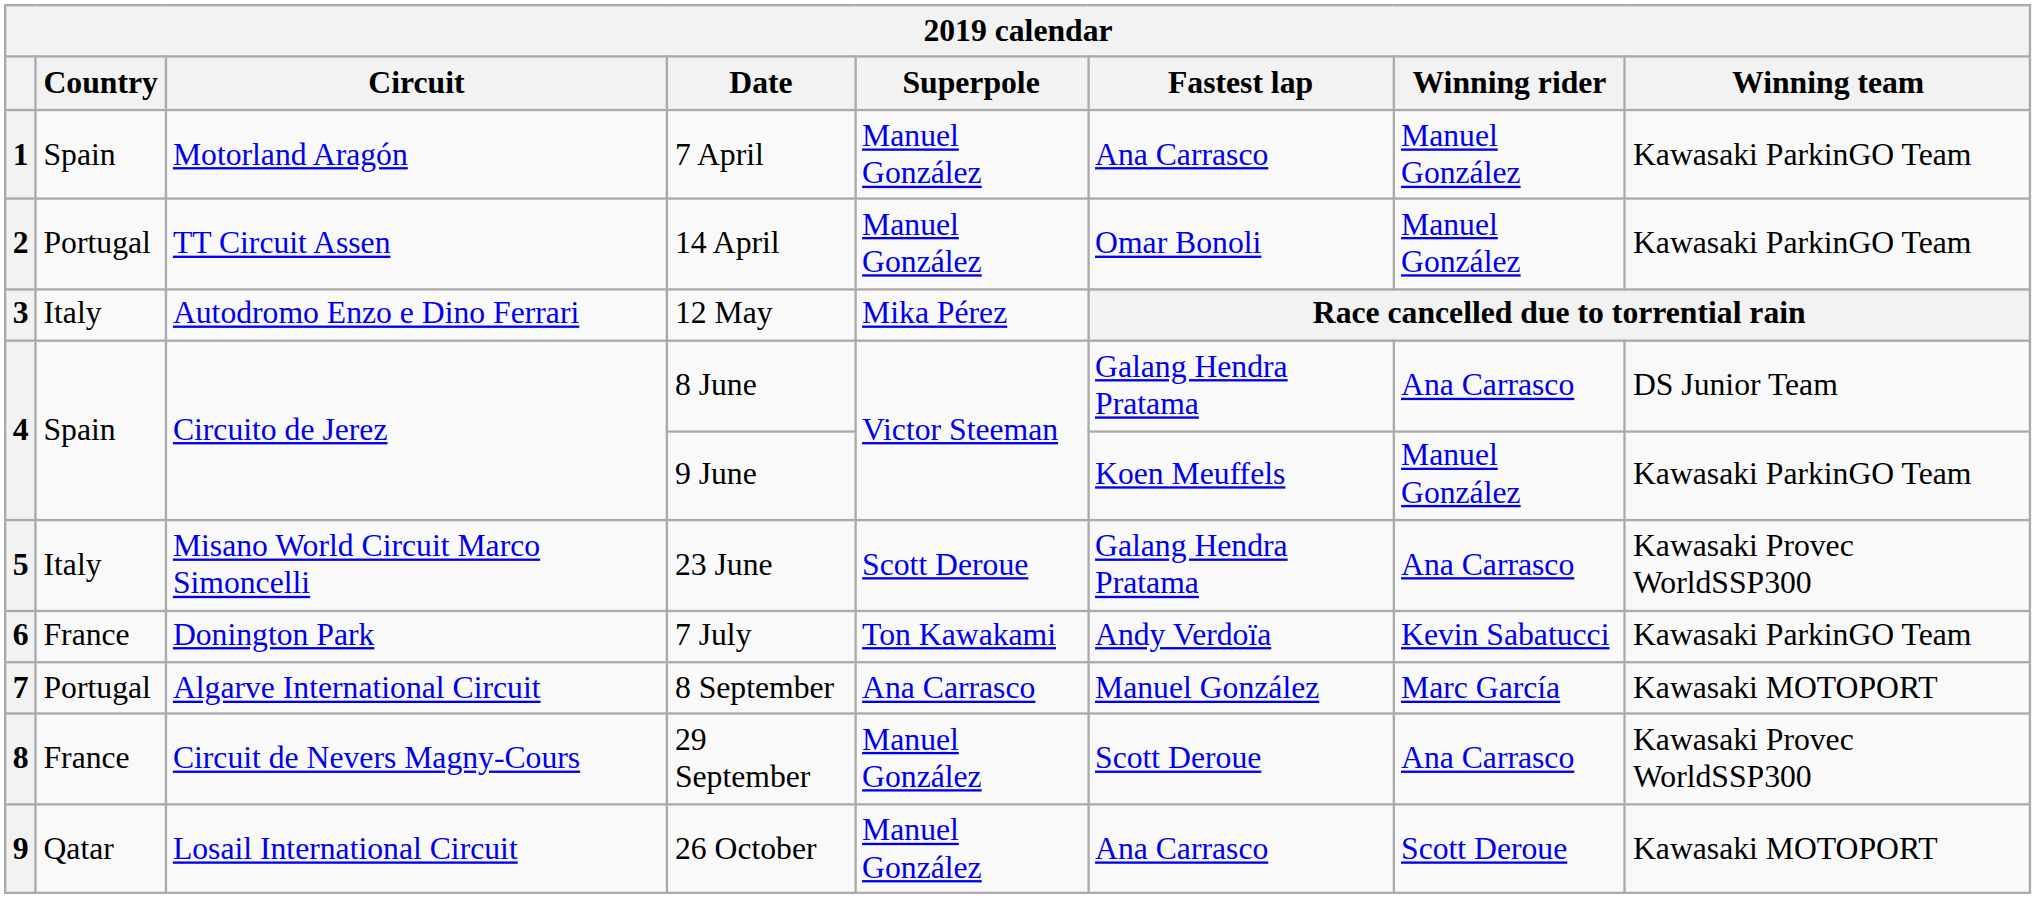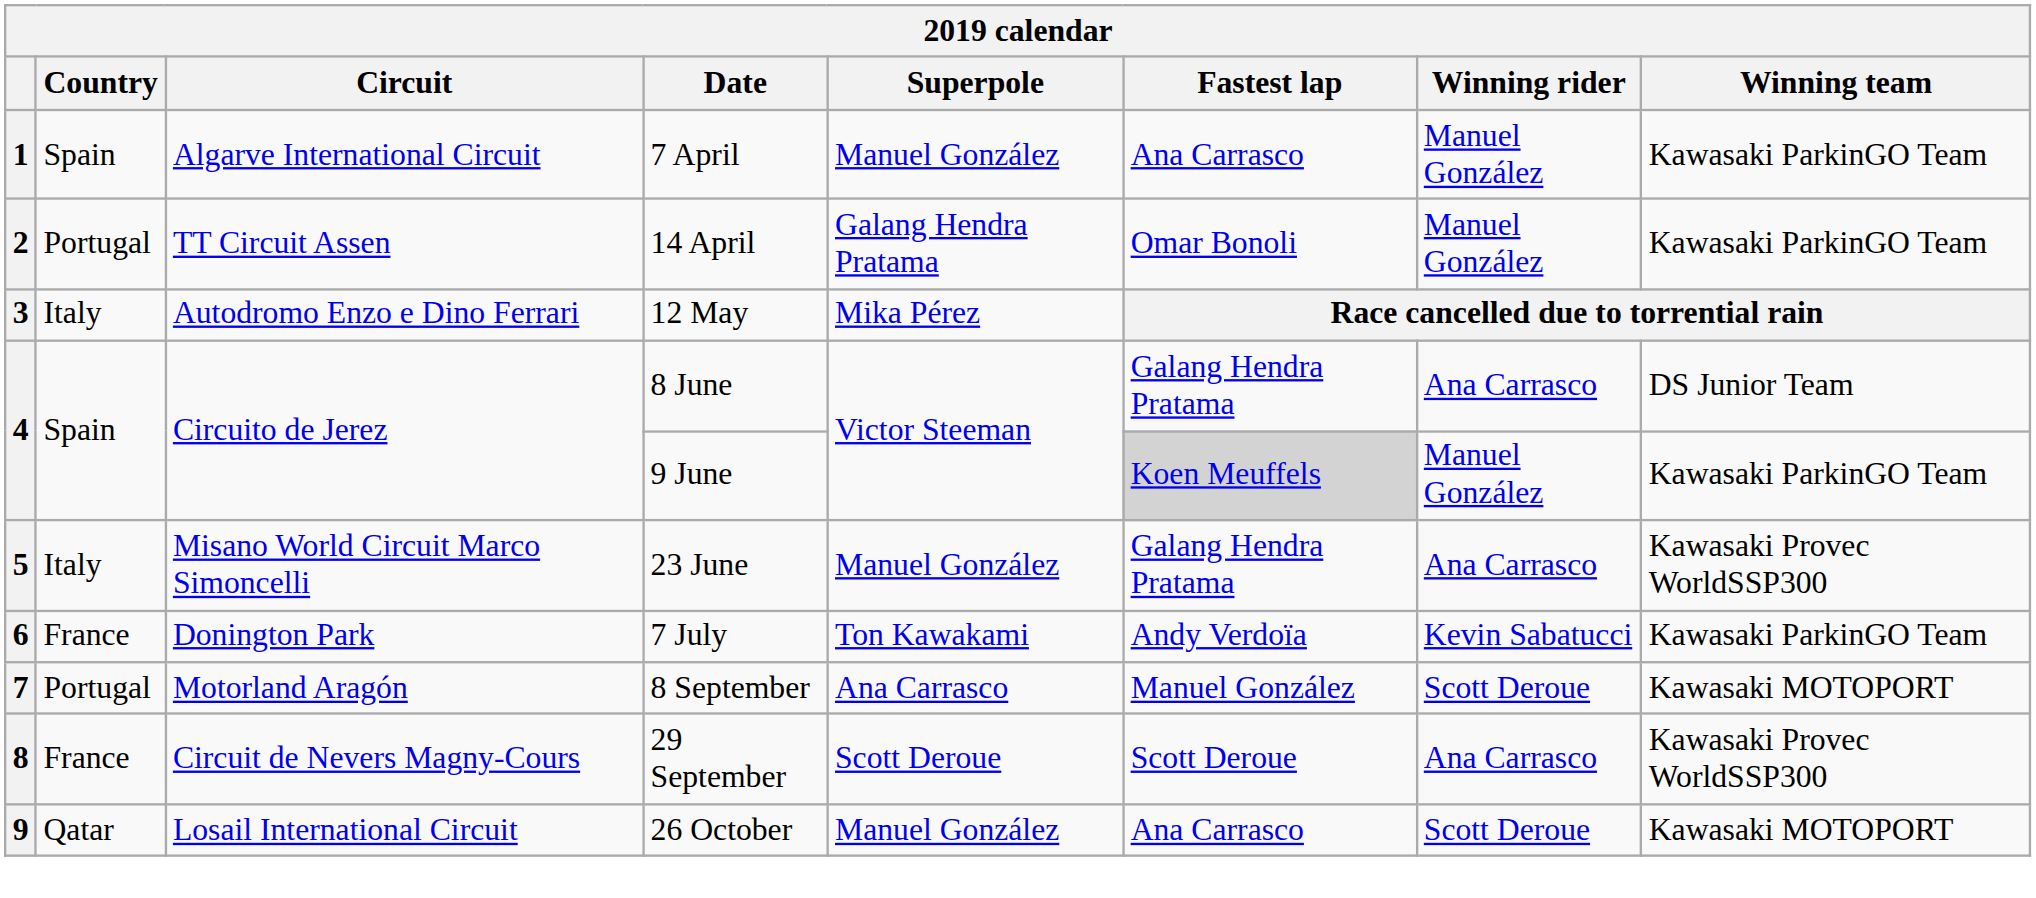(290, 153) Motorland Aragón -> (357, 153) Algarve International Circuit
(922, 242) Manuel González -> (931, 242) Galang Hendra Pratama
(1190, 474) no background -> (1226, 474) lightgrey background
(945, 563) Scott Deroue -> (947, 563) Manuel González
(357, 687) Algarve International Circuit -> (290, 687) Motorland Aragón
(1481, 687) Marc García -> (1507, 687) Scott Deroue
(922, 758) Manuel González -> (918, 758) Scott Deroue
